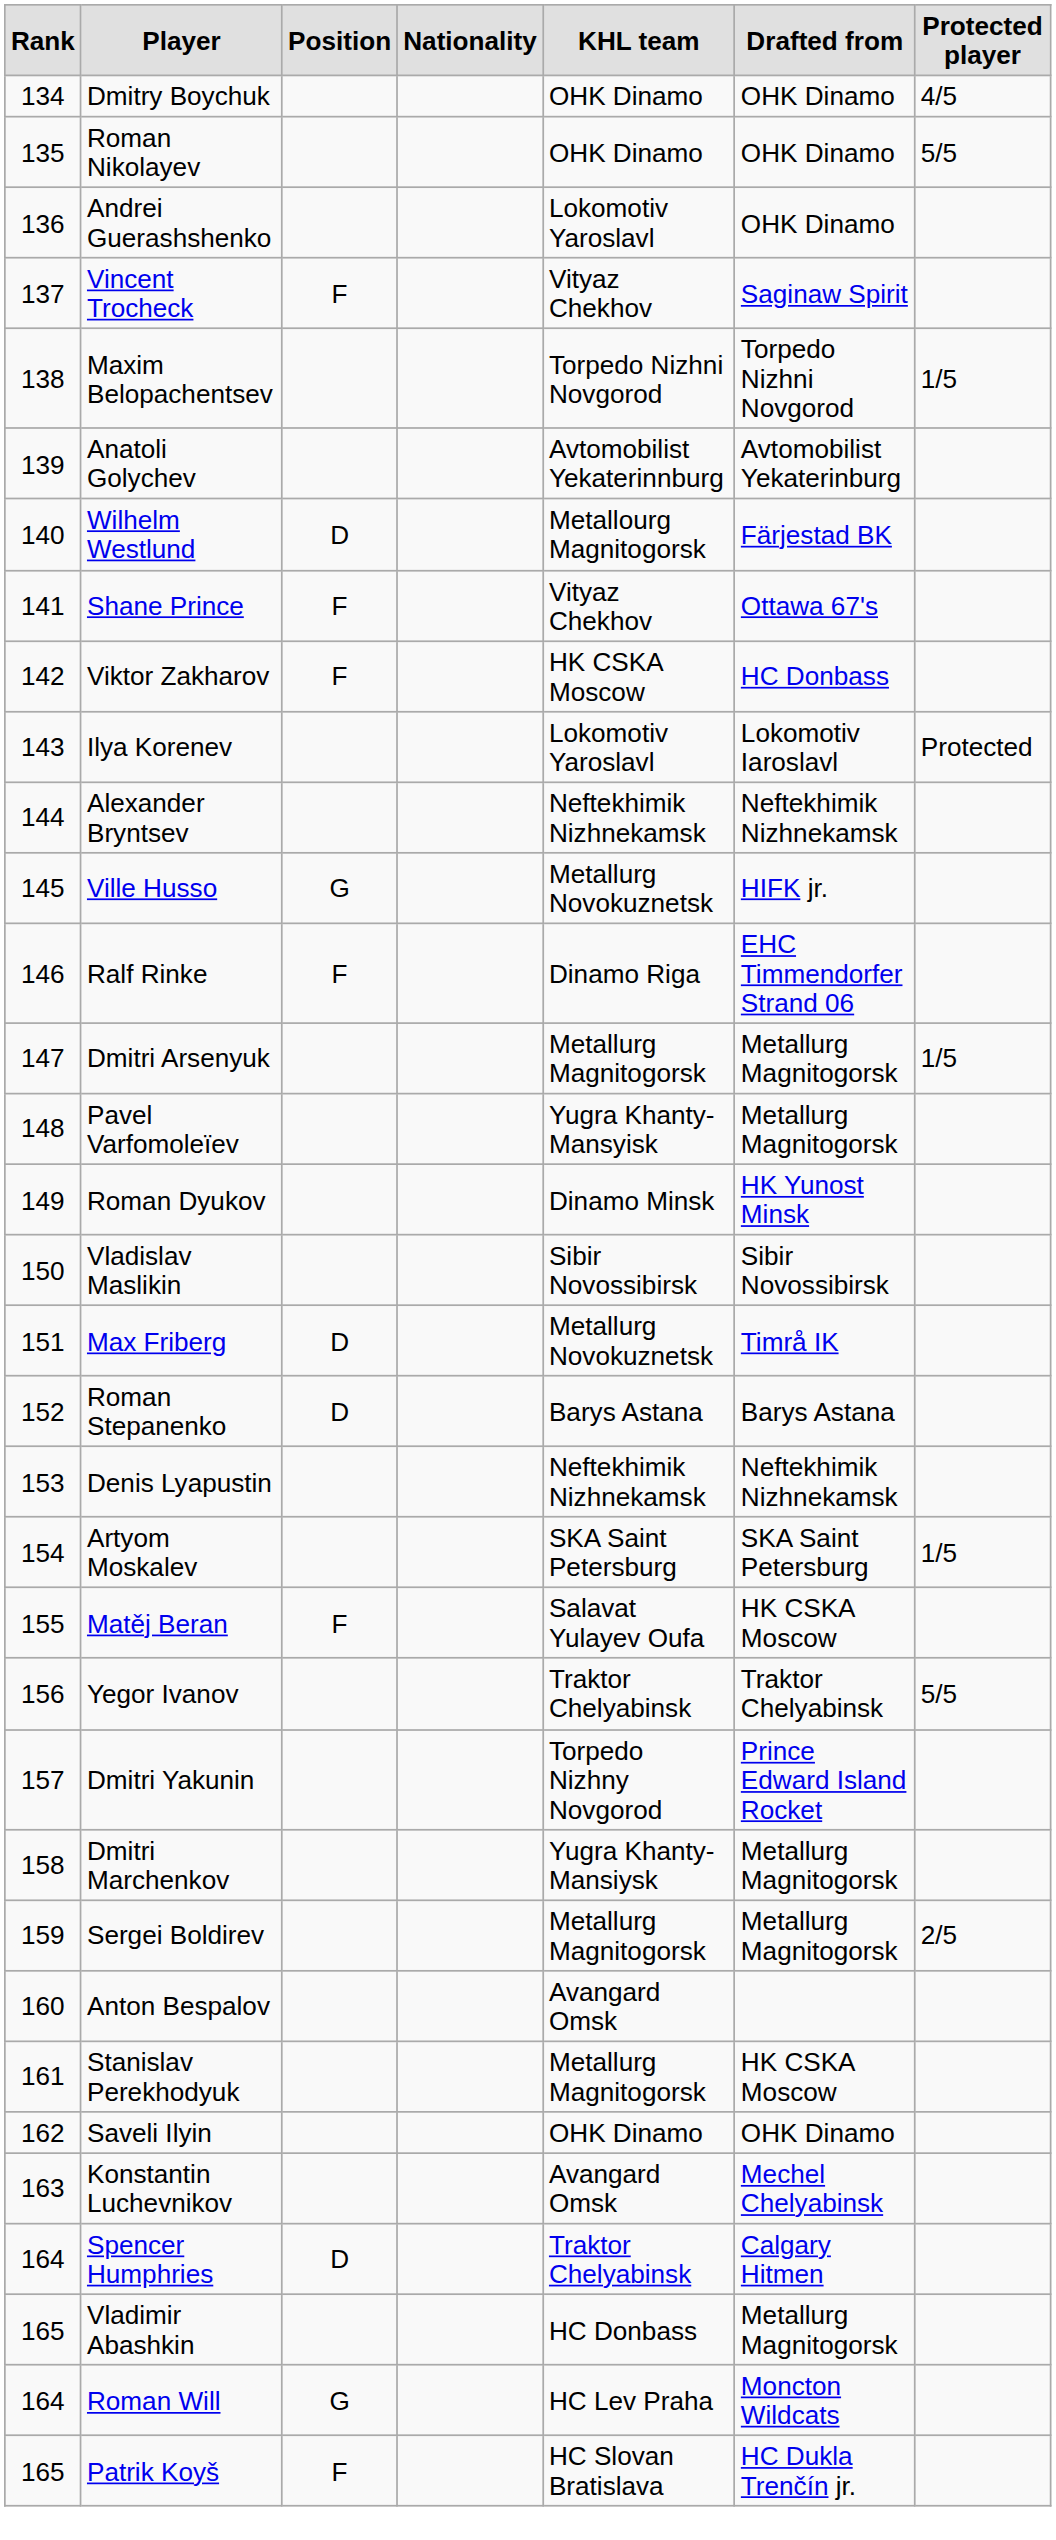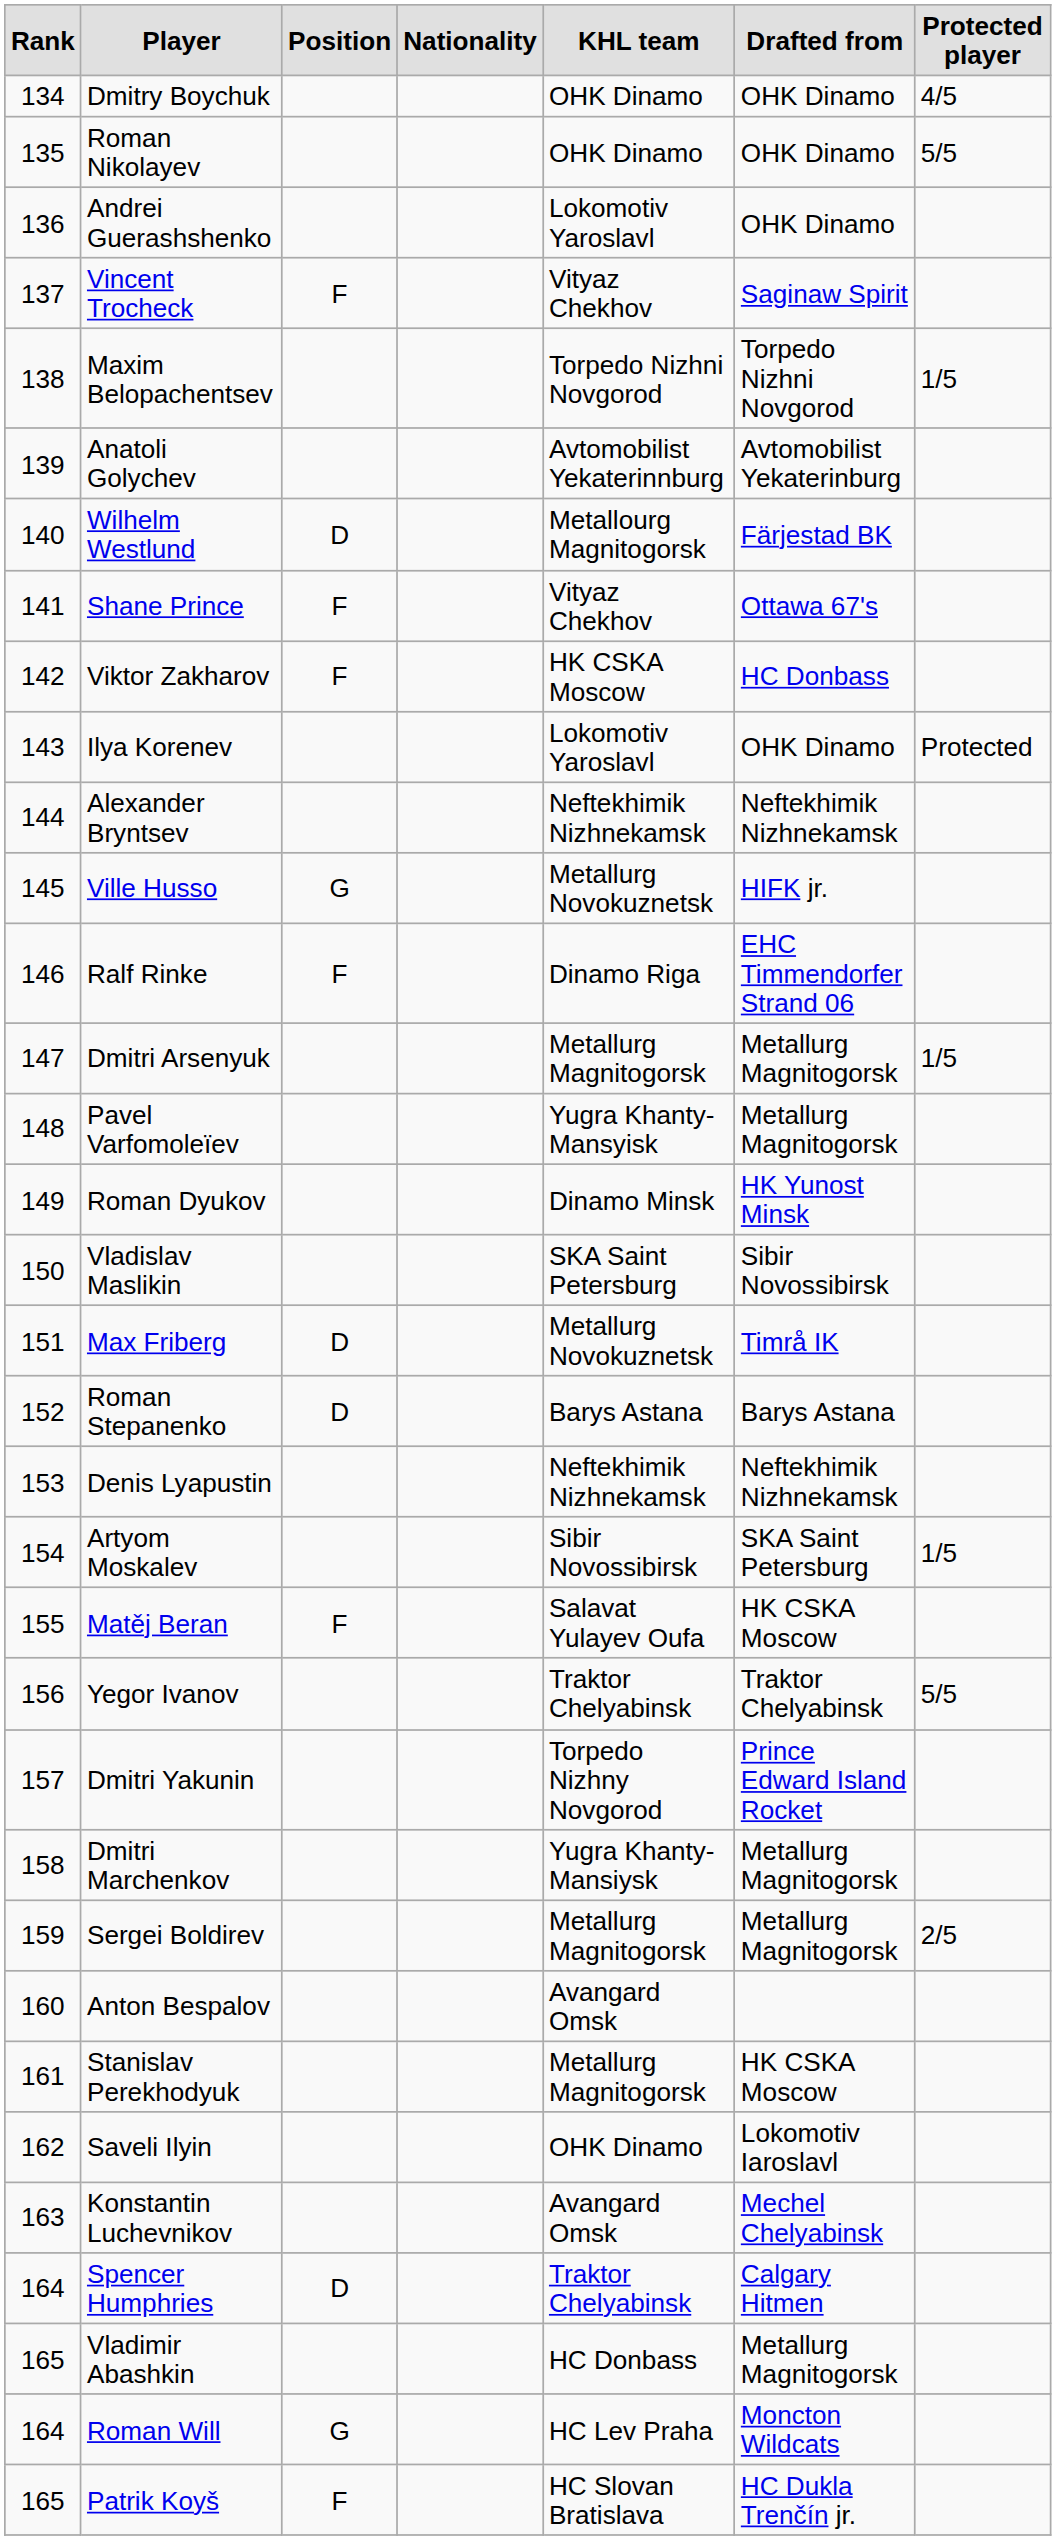(800, 747) Lokomotiv Iaroslavl -> (818, 747) OHK Dinamo
(623, 1270) Sibir Novossibirsk -> (613, 1270) SKA Saint Petersburg
(613, 1553) SKA Saint Petersburg -> (623, 1553) Sibir Novossibirsk
(818, 2132) OHK Dinamo -> (800, 2147) Lokomotiv Iaroslavl
